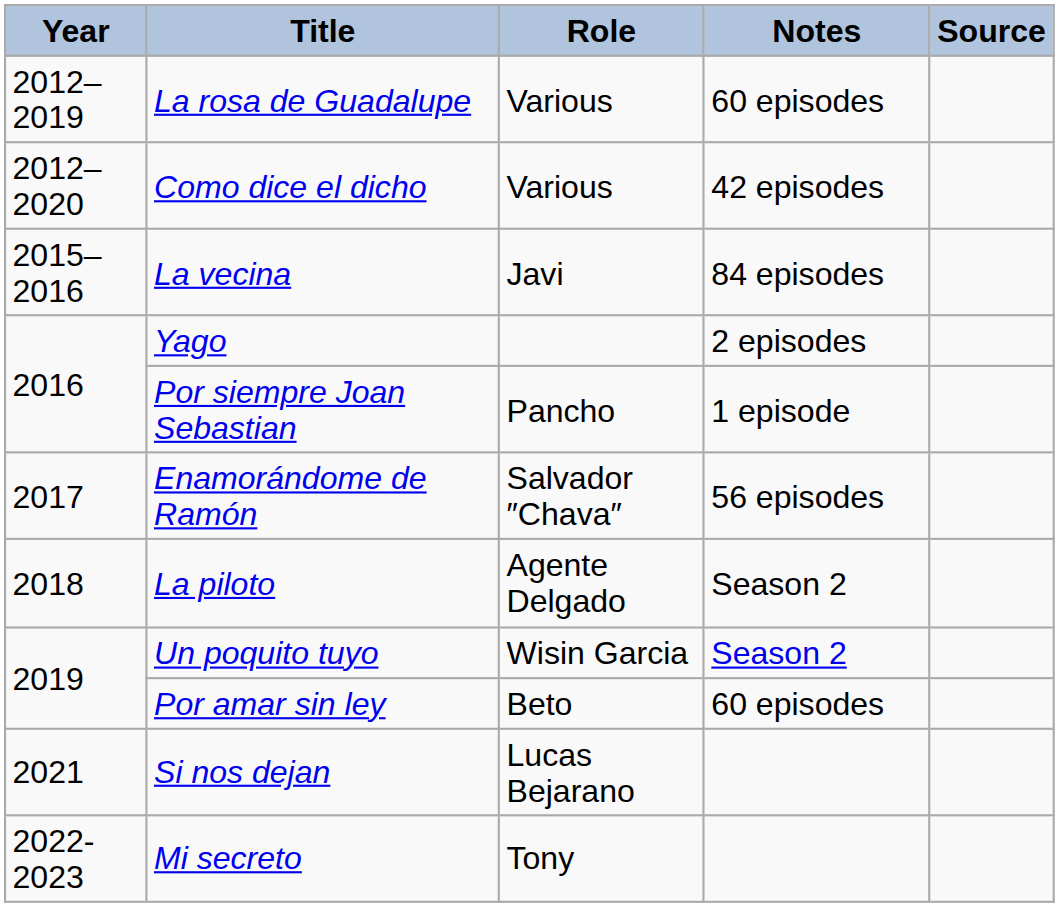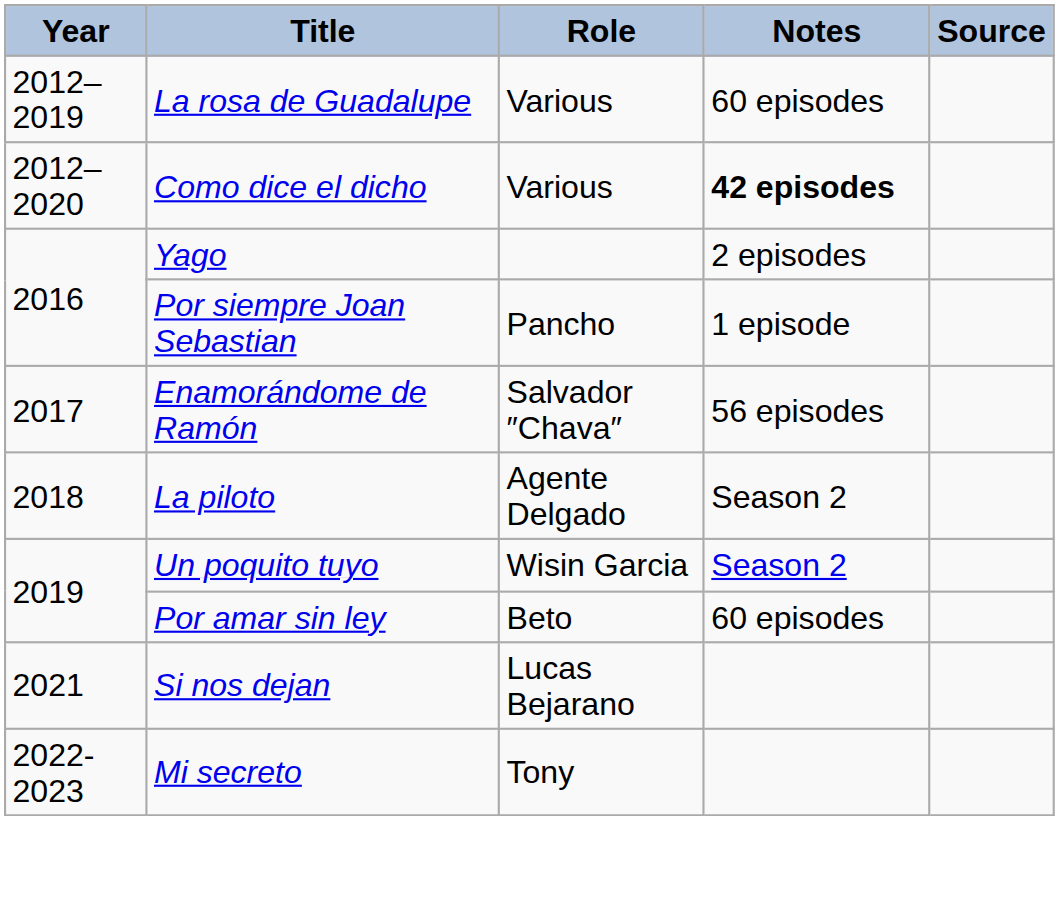(798, 186) normal -> (803, 186) bold
- row: (223, 273)
